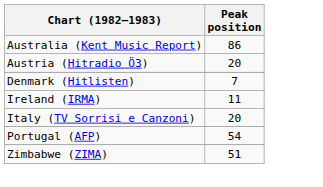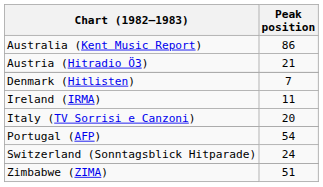(235, 63) 20 -> (288, 63) 21
+ row: (132, 154)
